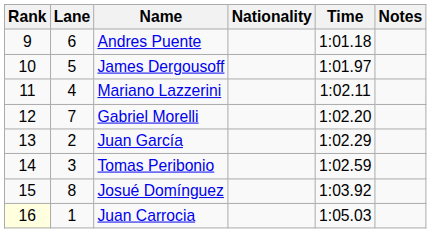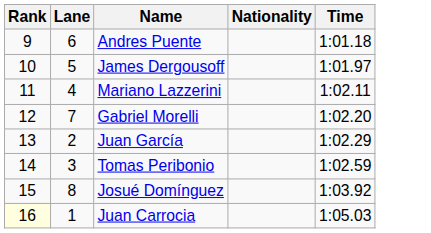- column: (400, 16)
